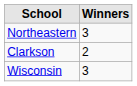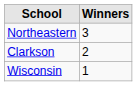(85, 71) 3 -> (85, 71) 1
